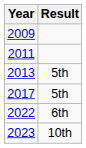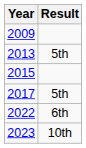- row: (21, 53)
+ row: (21, 73)
